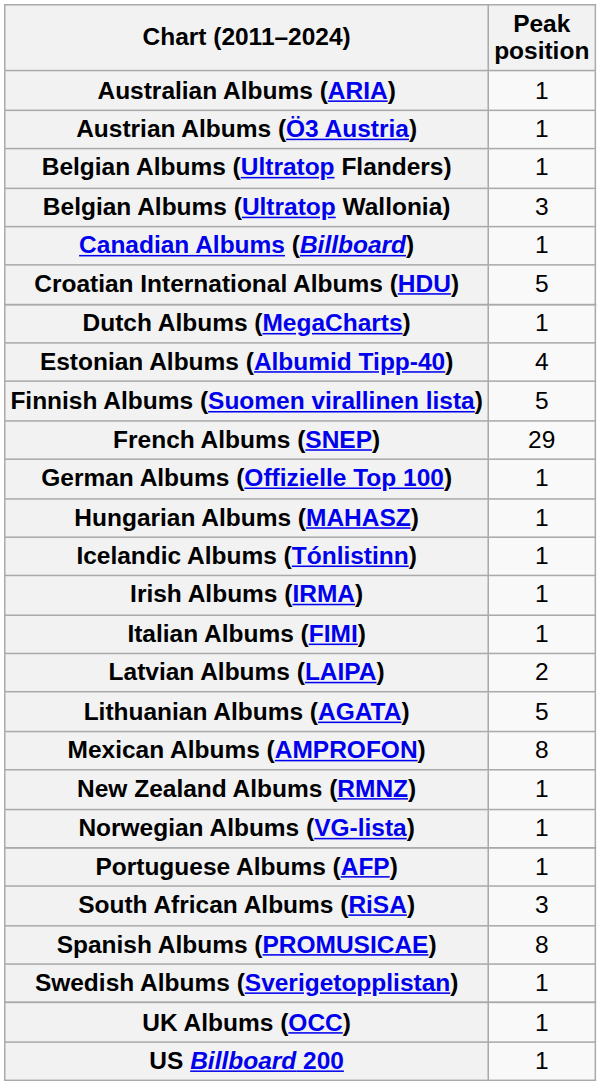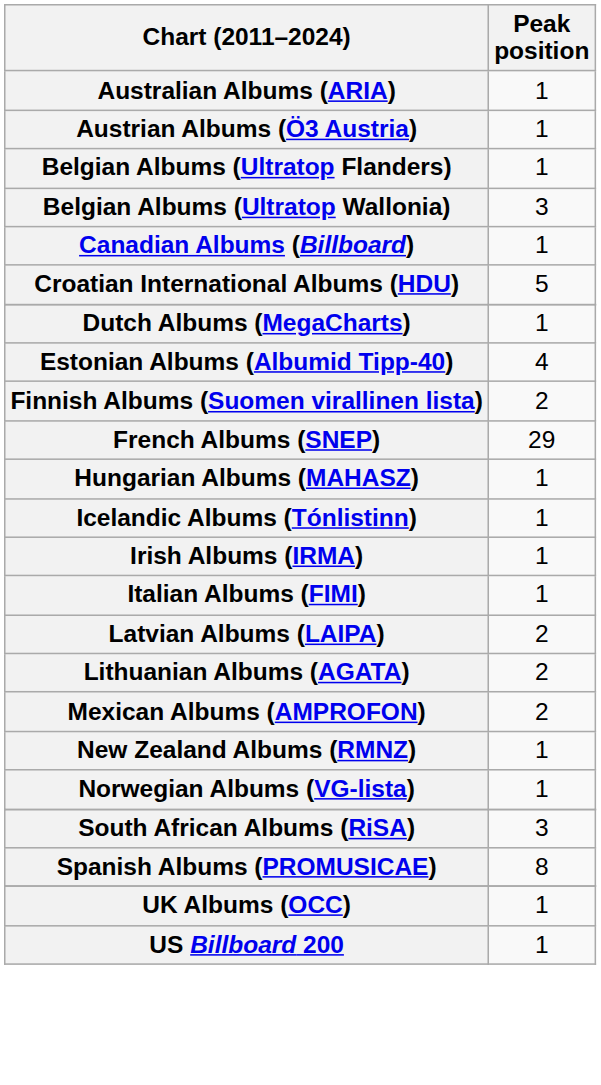(542, 400) 5 -> (542, 400) 2
- row: (247, 478)
(542, 711) 5 -> (542, 672) 2
(542, 750) 8 -> (542, 711) 2
- row: (247, 866)
- row: (247, 983)
